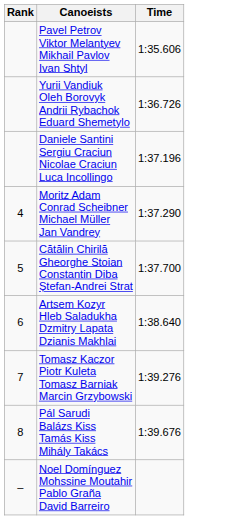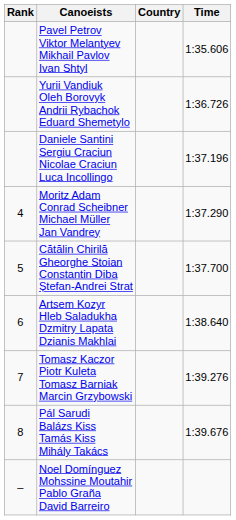+ column: (159, 13)
